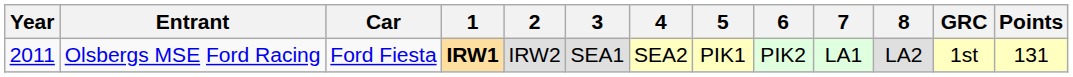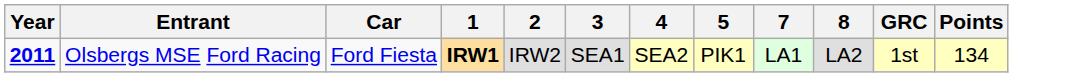- column: (783, 22)
(32, 55) normal -> (32, 55) bold
(1031, 55) 131 -> (971, 55) 134
